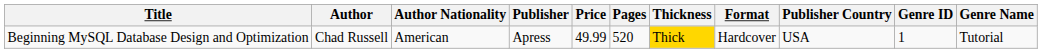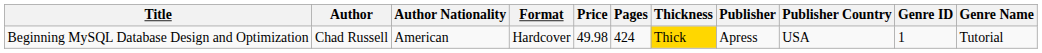columns swapped: (747, 15) <-> (541, 15)
(591, 37) 49.99 -> (592, 37) 49.98
(623, 37) 520 -> (624, 37) 424
